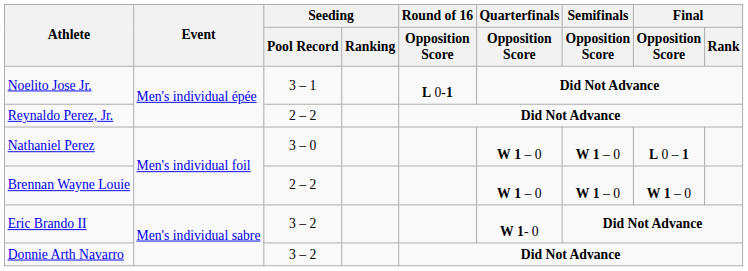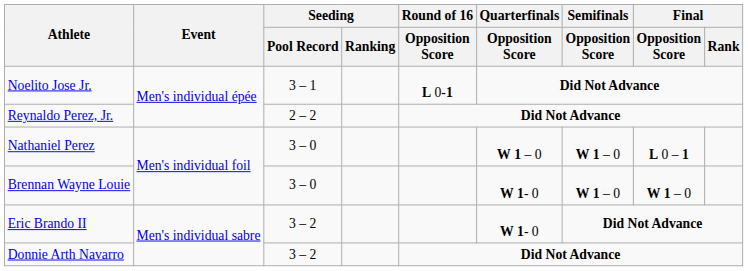(303, 185) 2 – 2 -> (303, 185) 3 – 0
(519, 193) W 1 – 0 -> (519, 193) W 1- 0
